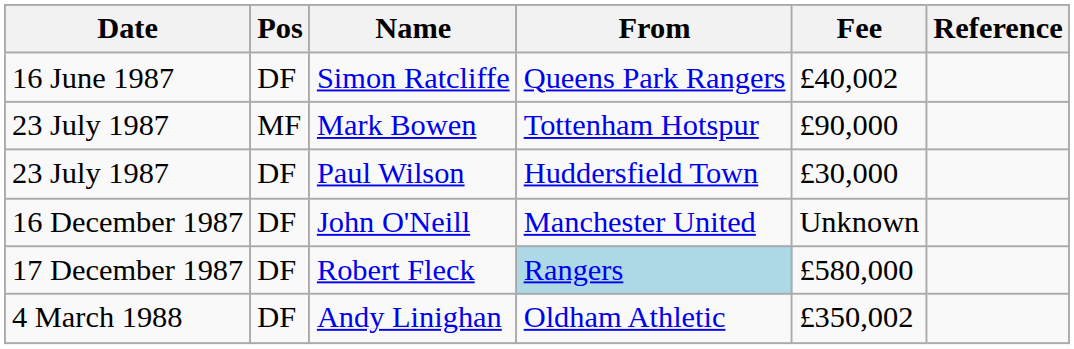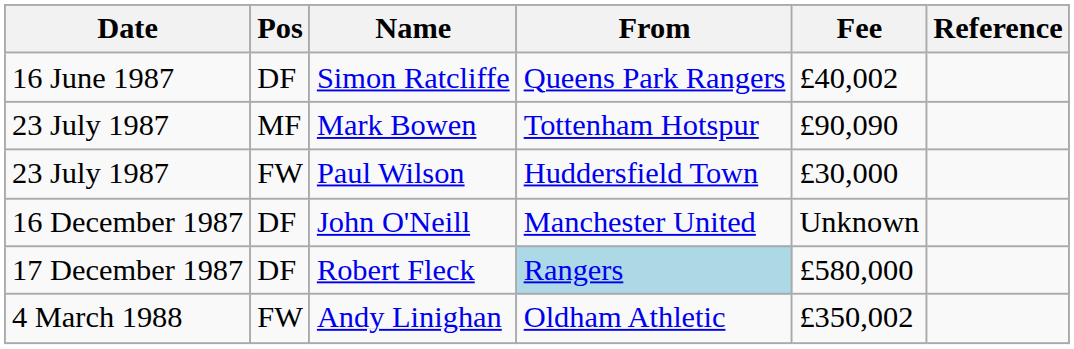(849, 125) £90,000 -> (849, 125) £90,090
(277, 173) DF -> (280, 173) FW
(277, 317) DF -> (280, 317) FW
